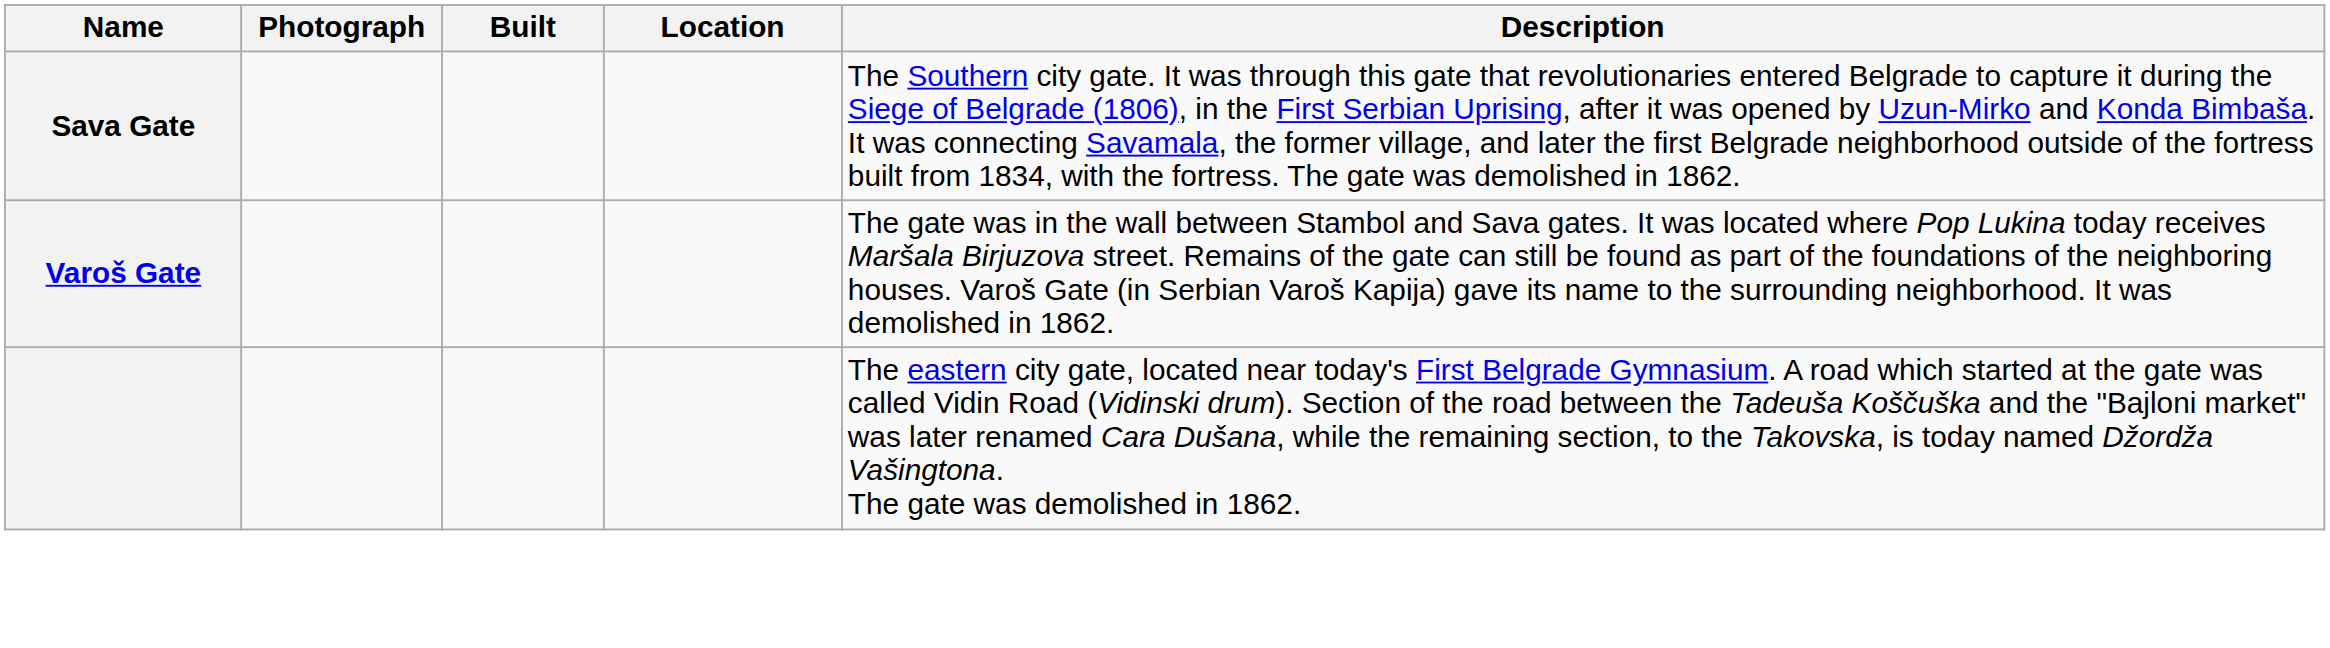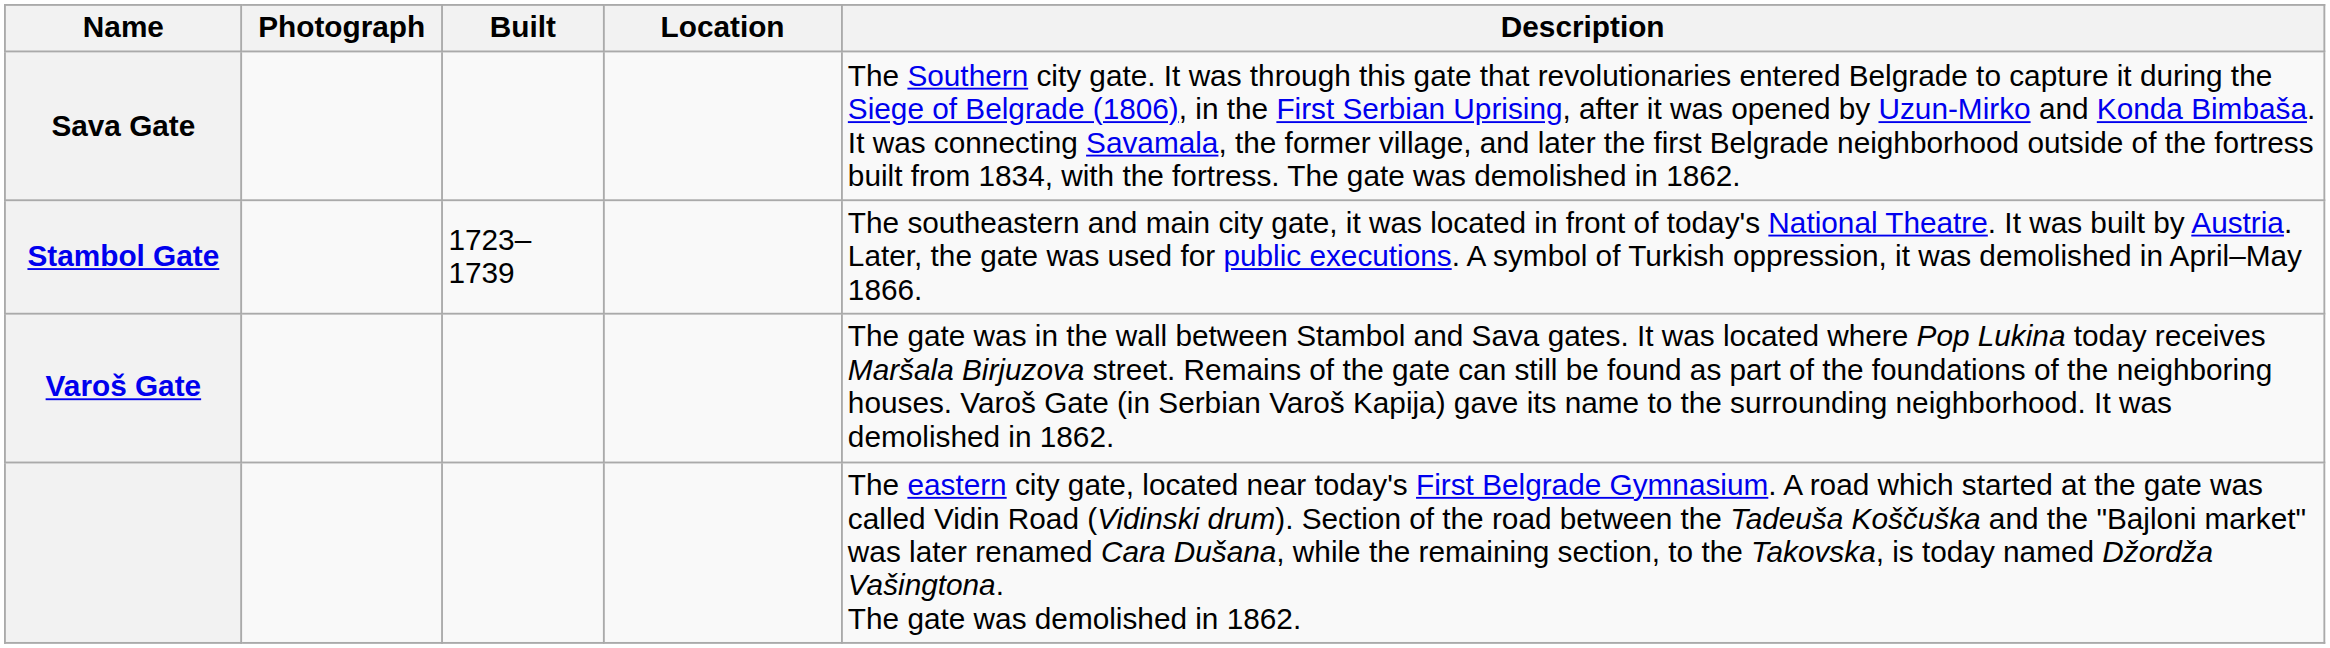+ row: (123, 256)
